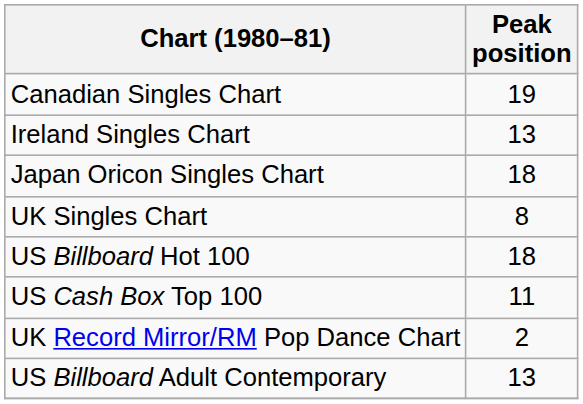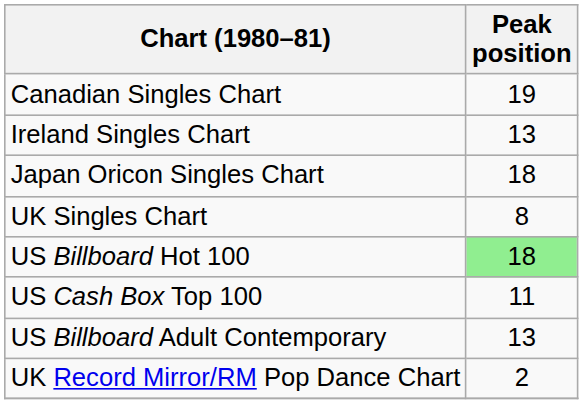(522, 256) no background -> (522, 256) lightgreen background
rows swapped: (235, 337) <-> (199, 378)
